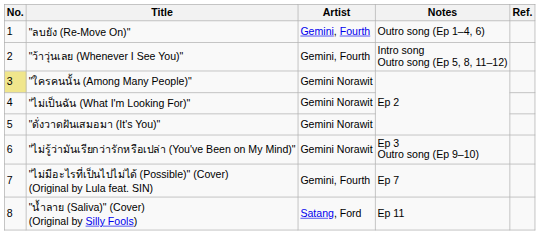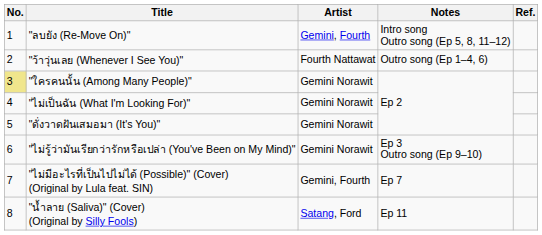(431, 31) Outro song (Ep 1–4, 6) -> (445, 35) Intro song Outro song (Ep 5, 8, 11–12)
(335, 56) Gemini, Fourth -> (338, 60) Fourth Nattawat
(443, 56) Intro song Outro song (Ep 5, 8, 11–12) -> (434, 60) Outro song (Ep 1–4, 6)
